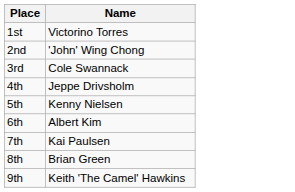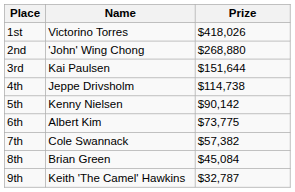+ column: (243, 13)
(88, 68) Cole Swannack -> (79, 68) Kai Paulsen
(79, 141) Kai Paulsen -> (88, 141) Cole Swannack
